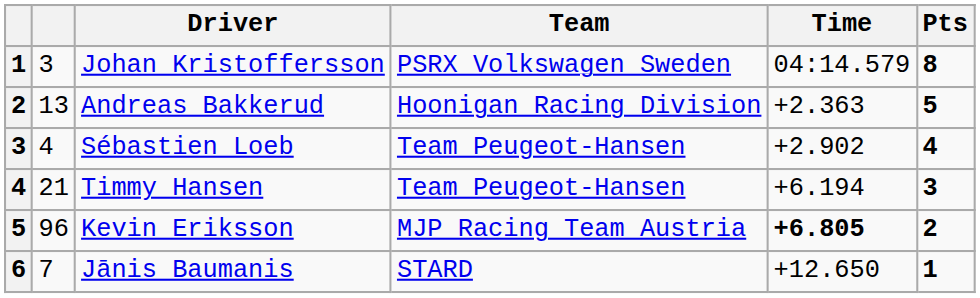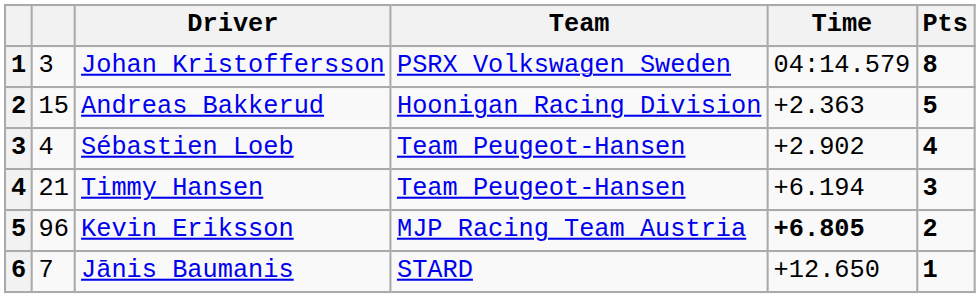(54, 108) 13 -> (54, 108) 15
